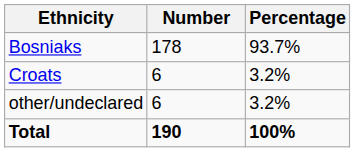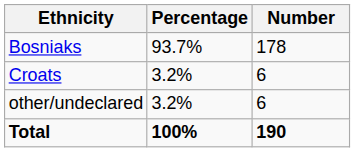columns swapped: (196, 18) <-> (298, 18)
